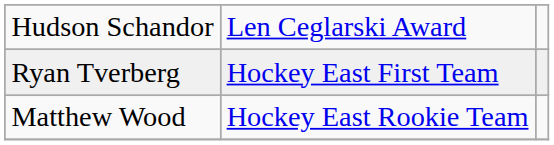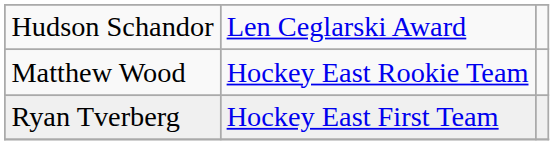rows swapped: (96, 71) <-> (99, 116)
